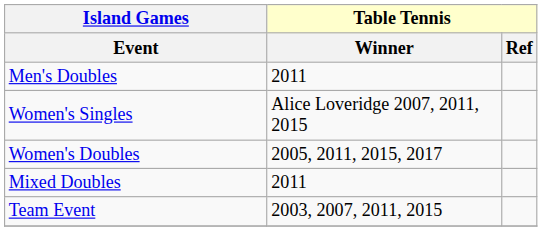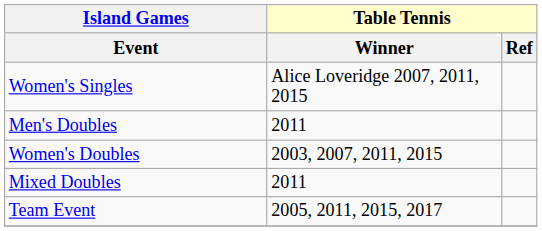rows swapped: (63, 76) <-> (71, 115)
(357, 153) 2005, 2011, 2015, 2017 -> (357, 153) 2003, 2007, 2011, 2015
(357, 211) 2003, 2007, 2011, 2015 -> (357, 211) 2005, 2011, 2015, 2017
